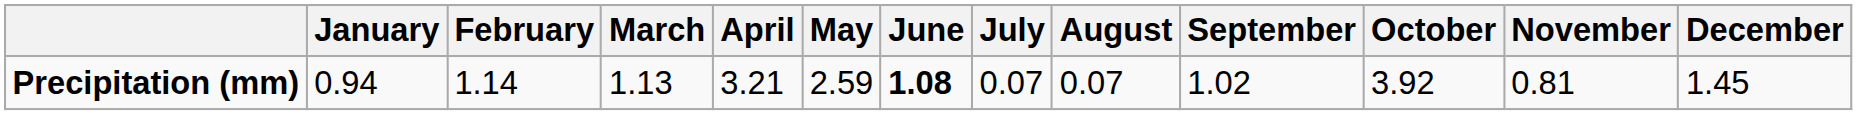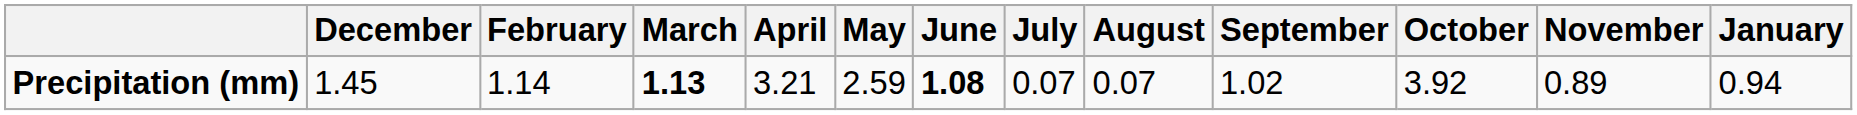columns swapped: (377, 30) <-> (1765, 30)
(641, 82) normal -> (674, 82) bold
(1543, 82) 0.81 -> (1576, 82) 0.89
